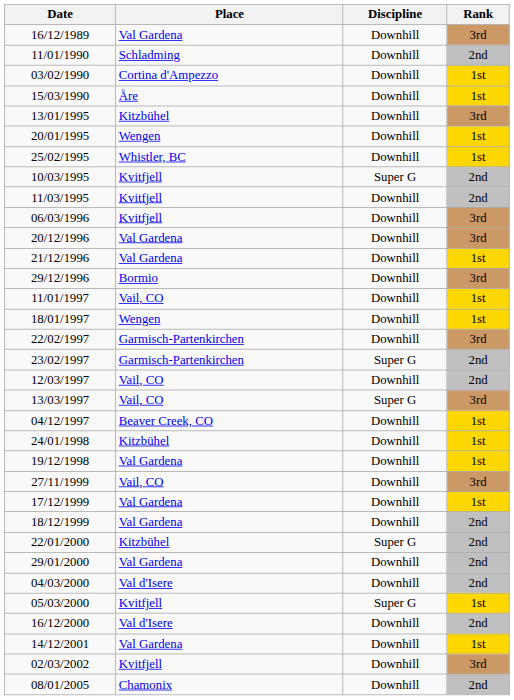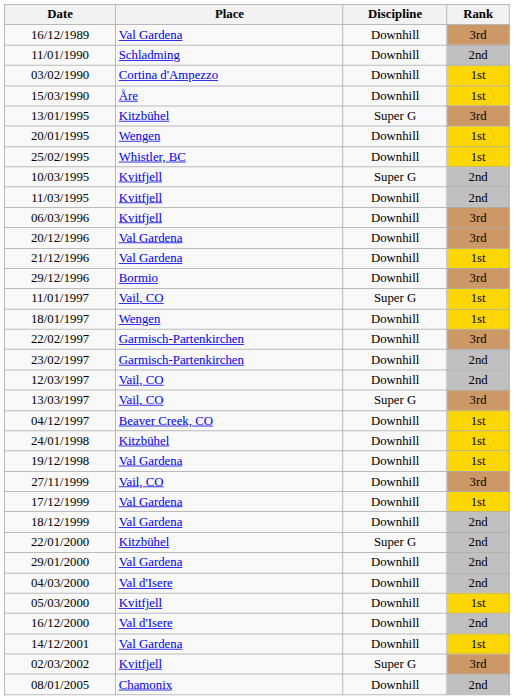(395, 116) Downhill -> (395, 116) Super G
(395, 298) Downhill -> (395, 298) Super G
(395, 359) Super G -> (395, 359) Downhill
(395, 603) Super G -> (395, 603) Downhill
(395, 664) Downhill -> (395, 664) Super G
